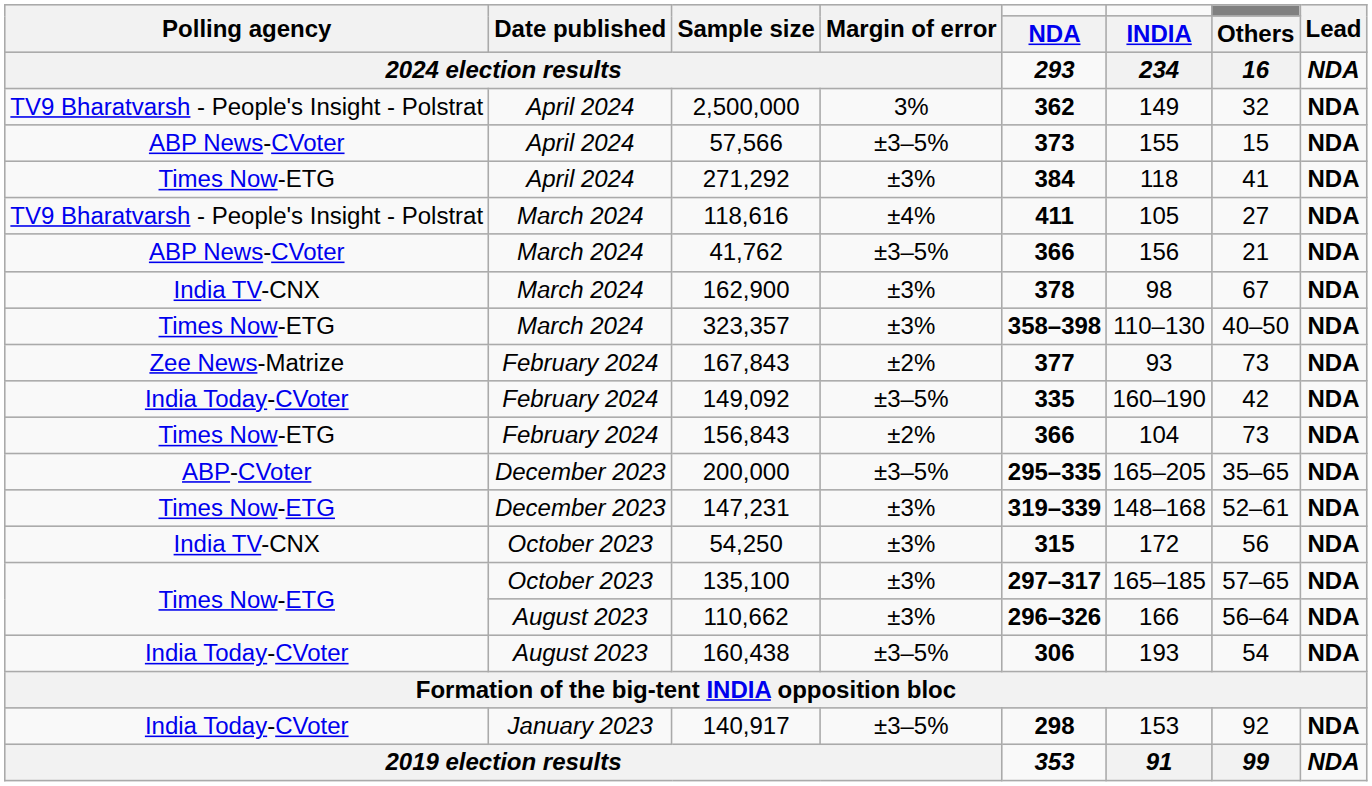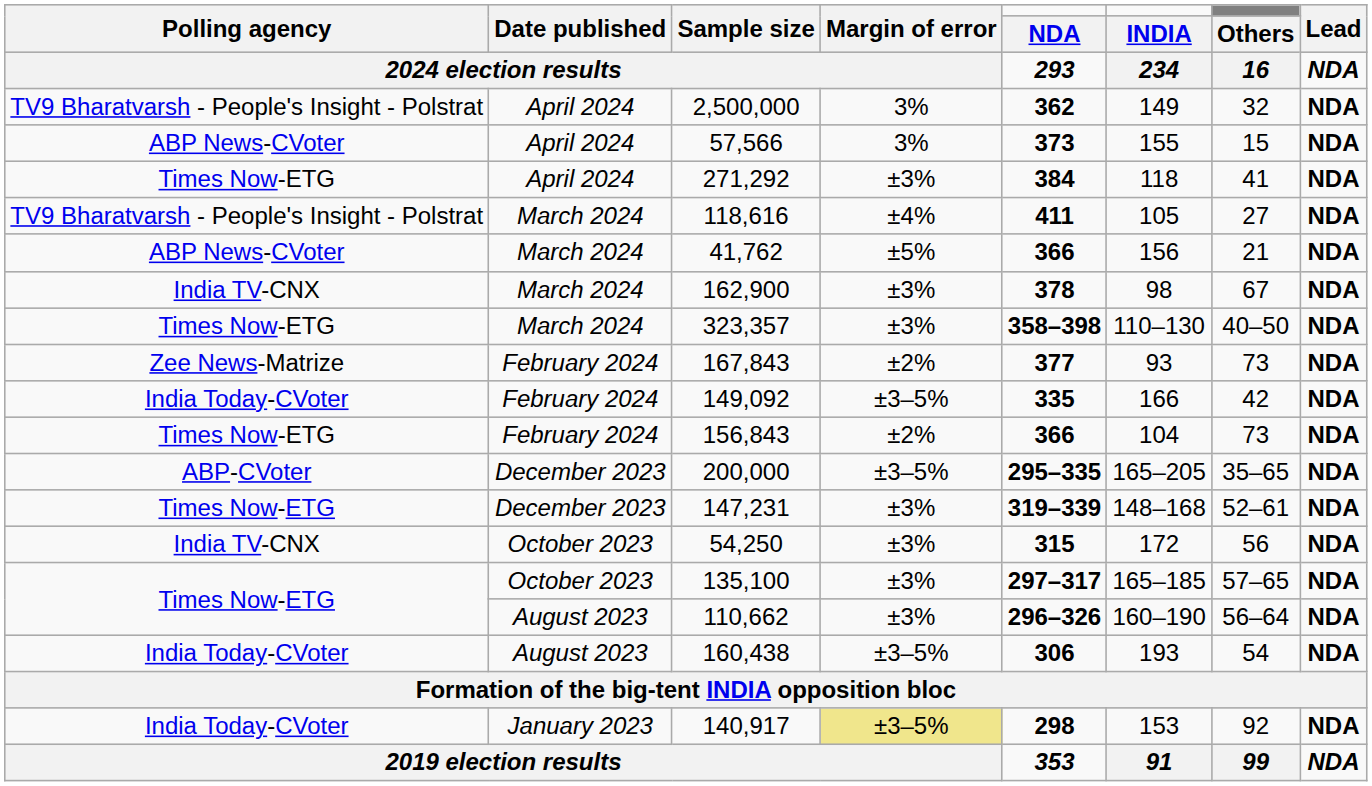(911, 143) ±3–5% -> (911, 143) 3%
(911, 252) ±3–5% -> (911, 252) ±5%
(1159, 398) 160–190 -> (1159, 398) 166
(1159, 617) 166 -> (1159, 617) 160–190
(911, 726) no background -> (911, 726) khaki background
